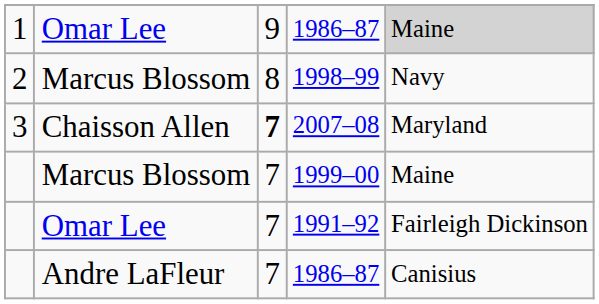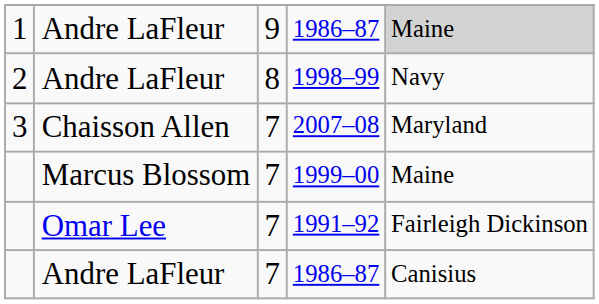(104, 28) Omar Lee -> (133, 28) Andre LaFleur
(146, 77) Marcus Blossom -> (133, 77) Andre LaFleur
(272, 126) bold -> (272, 126) normal
